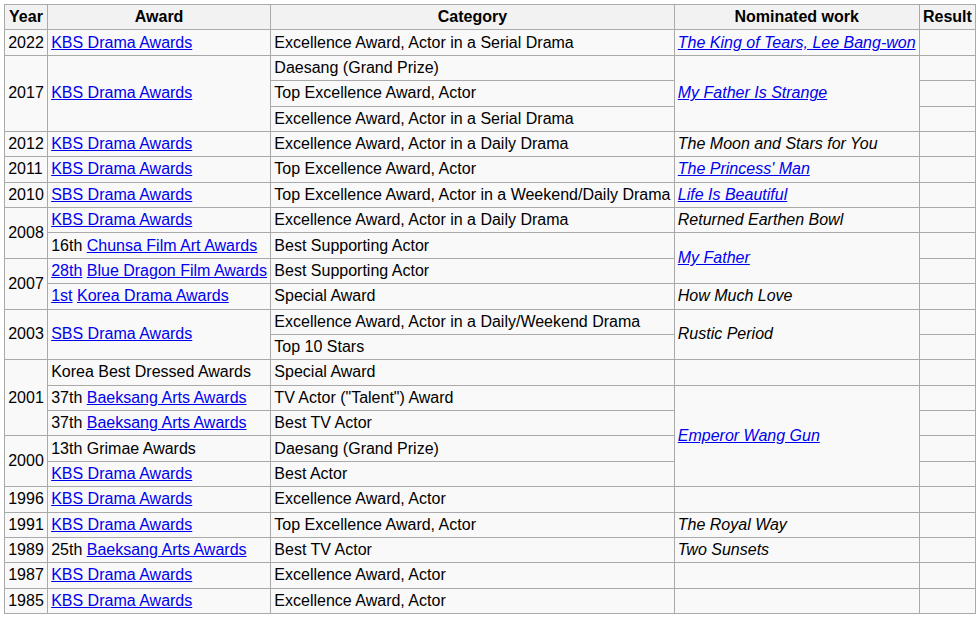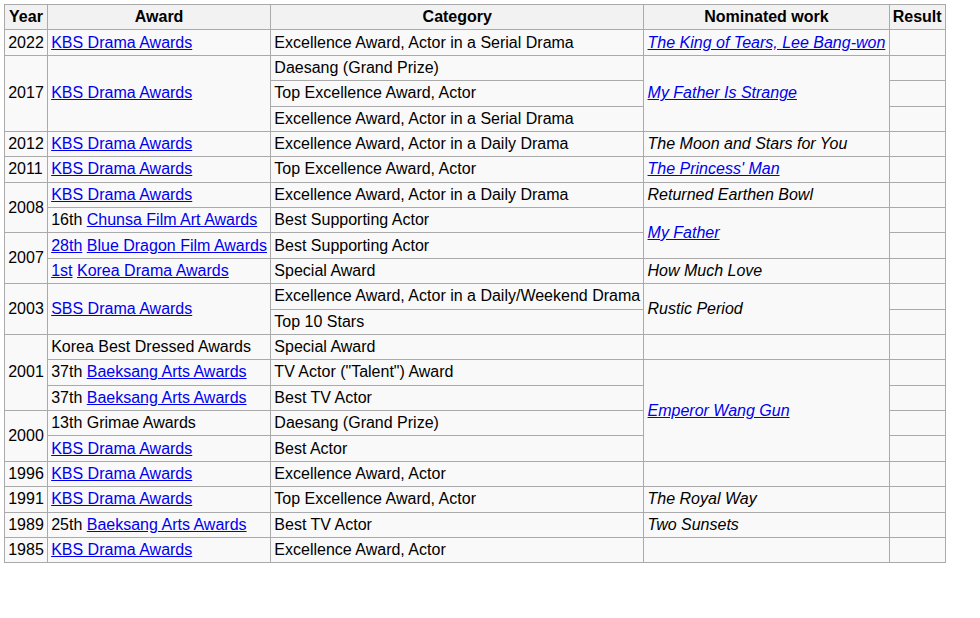- row: (26, 194)
- row: (26, 575)
